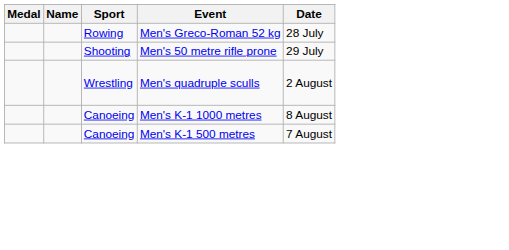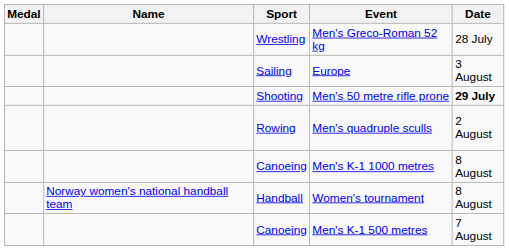(104, 33) Rowing -> (281, 39) Wrestling
+ row: (331, 71)
(305, 51) normal -> (475, 96) bold
(108, 83) Wrestling -> (276, 128) Rowing
+ row: (368, 198)
